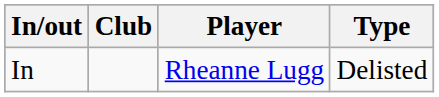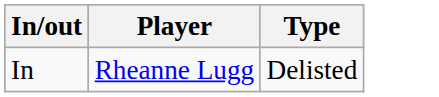- column: (123, 26)
